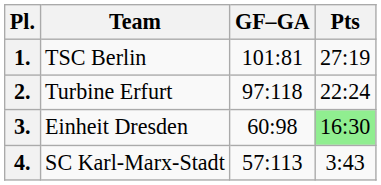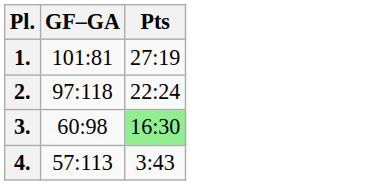- column: (135, 22)
